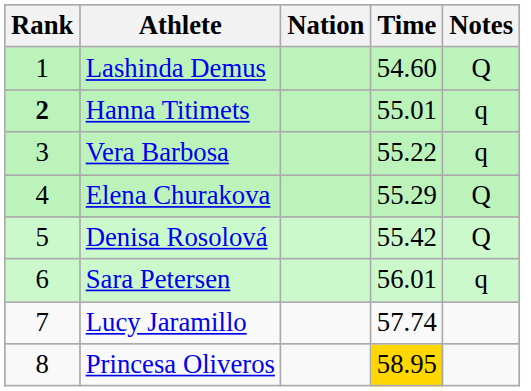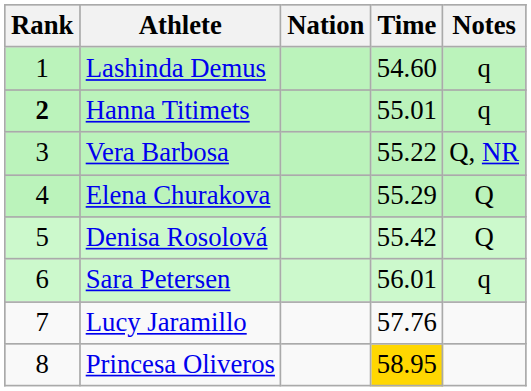(481, 68) Q -> (484, 68) q
(481, 152) q -> (484, 152) Q, NR
(407, 322) 57.74 -> (407, 322) 57.76
